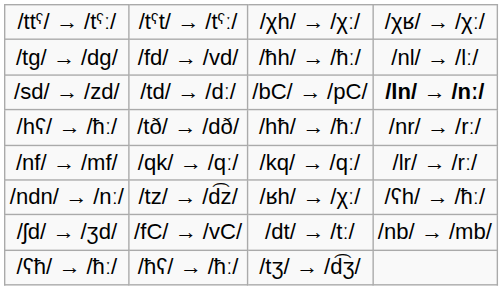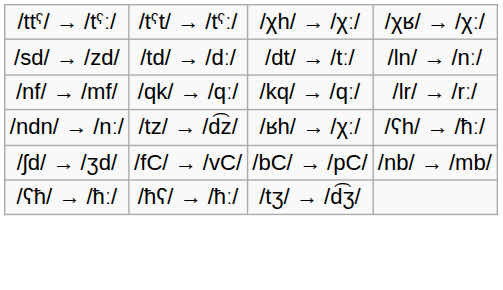- row: (67, 57)
(310, 92) /bC/ → /pC/ -> (310, 57) /dt/ → /tː/
(435, 92) bold -> (435, 57) normal
- row: (67, 127)
(310, 232) /dt/ → /tː/ -> (310, 162) /bC/ → /pC/
